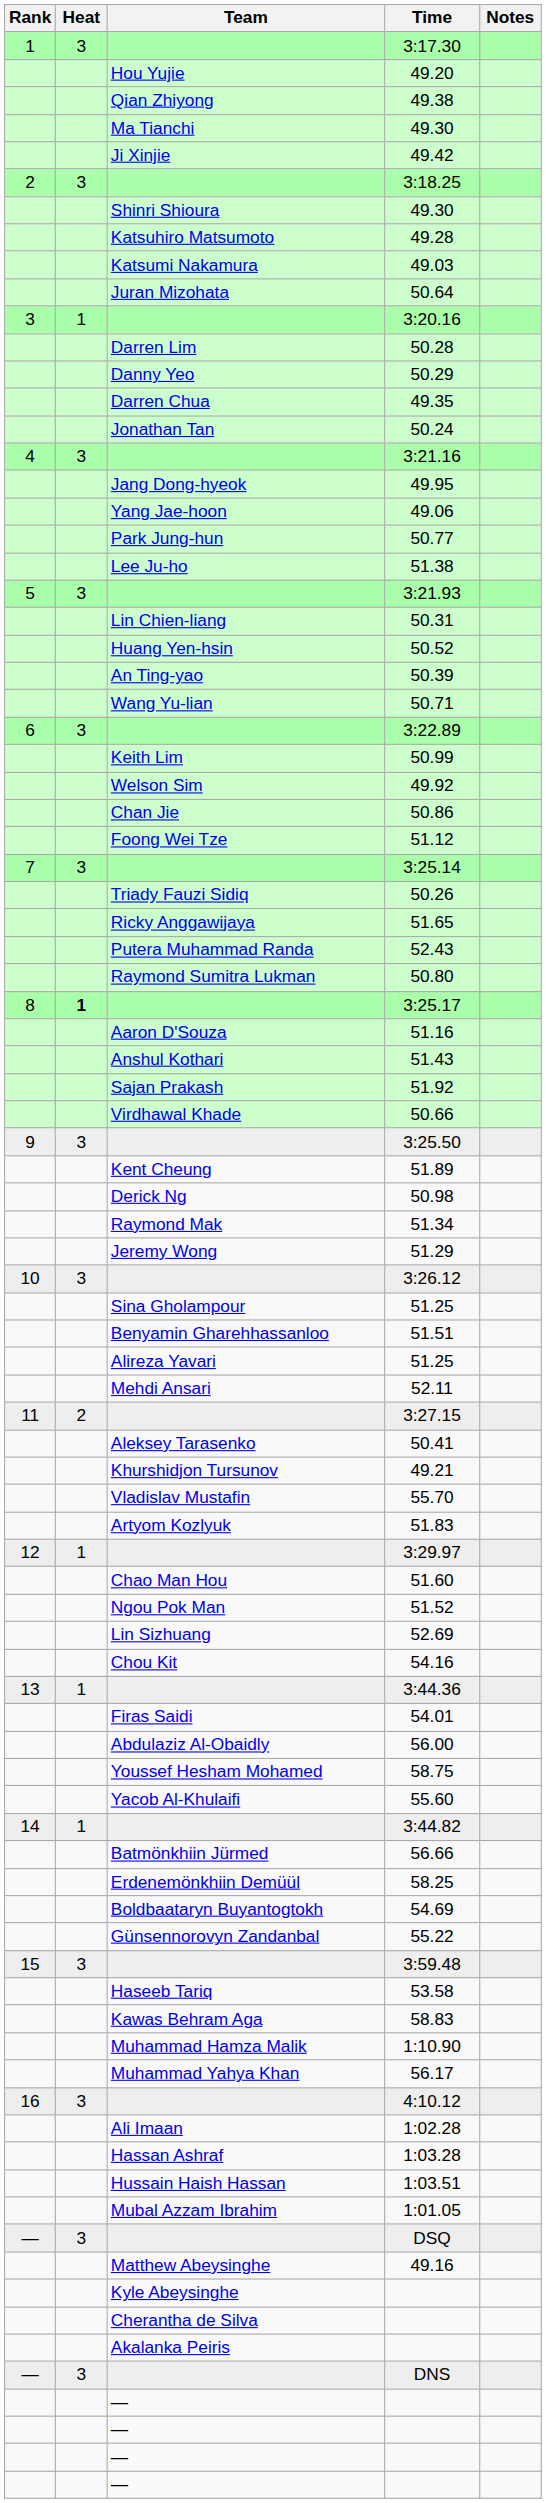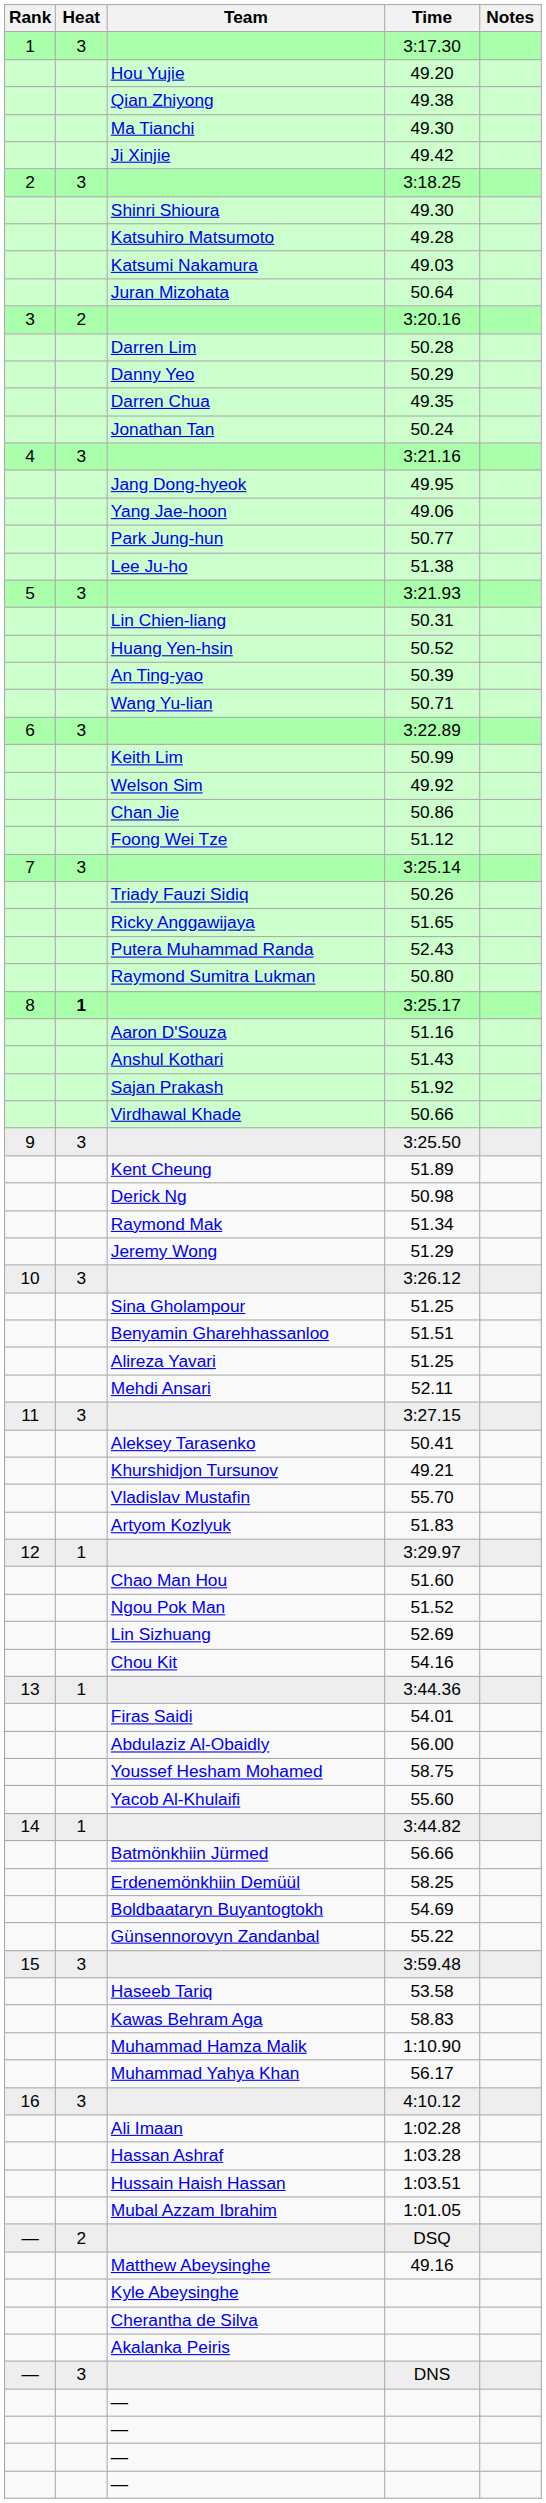(81, 319) 1 -> (81, 319) 2
(81, 1415) 2 -> (81, 1415) 3
(81, 2238) 3 -> (81, 2238) 2
